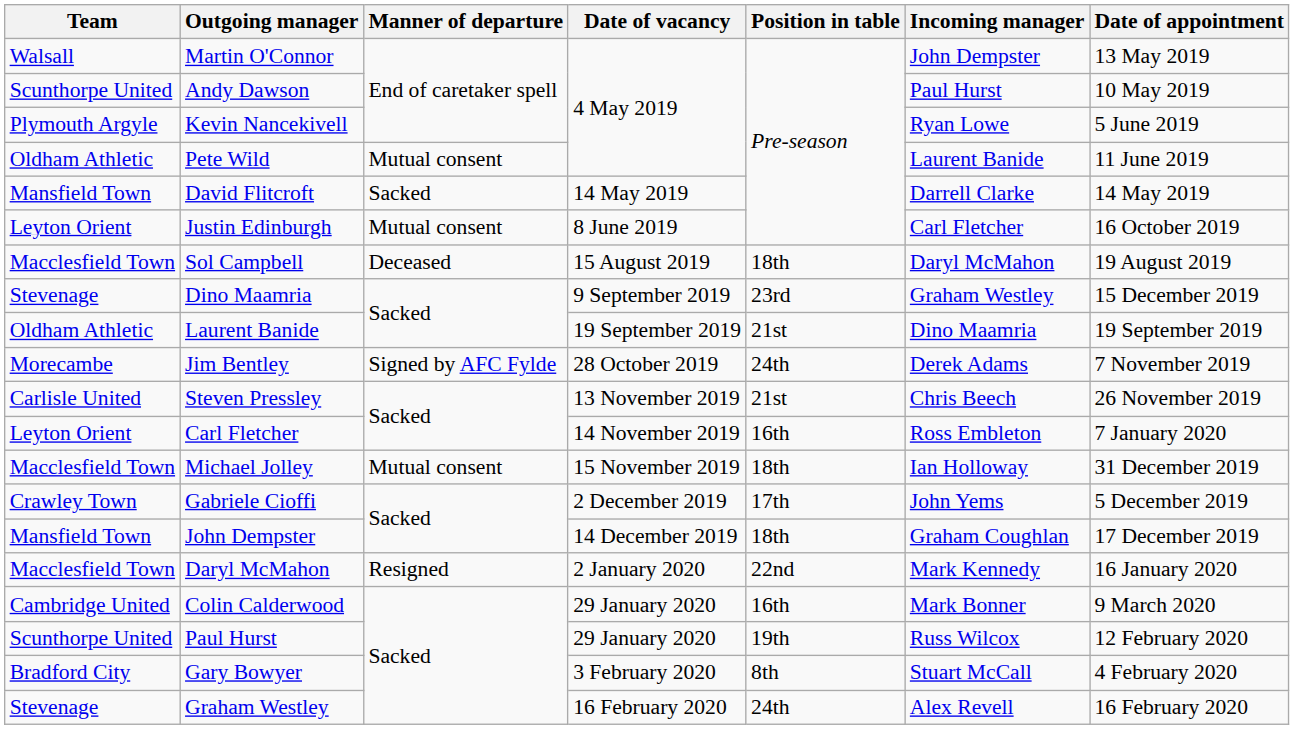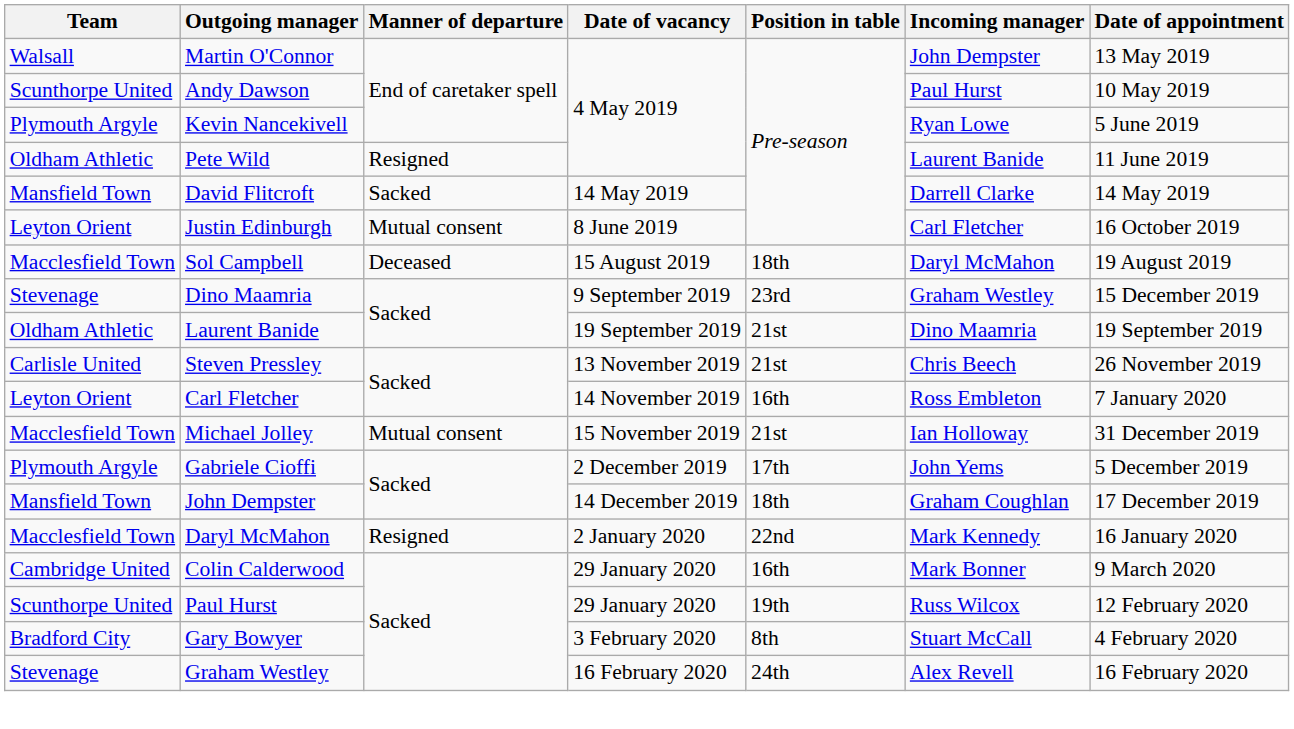(435, 158) Mutual consent -> (409, 158) Resigned
- row: (237, 364)
(770, 466) 18th -> (769, 432) 21st
(73, 501) Crawley Town -> (84, 466) Plymouth Argyle
